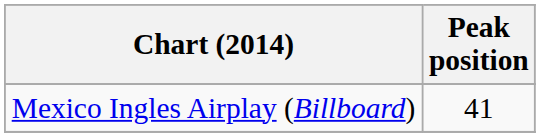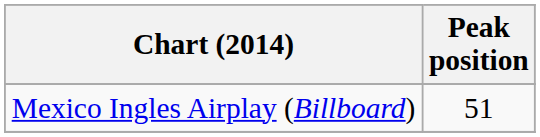(479, 107) 41 -> (479, 107) 51
